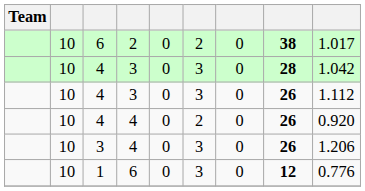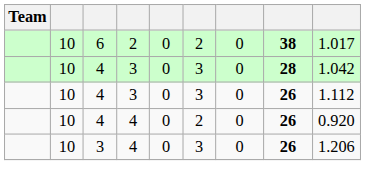- row: (100, 172)
